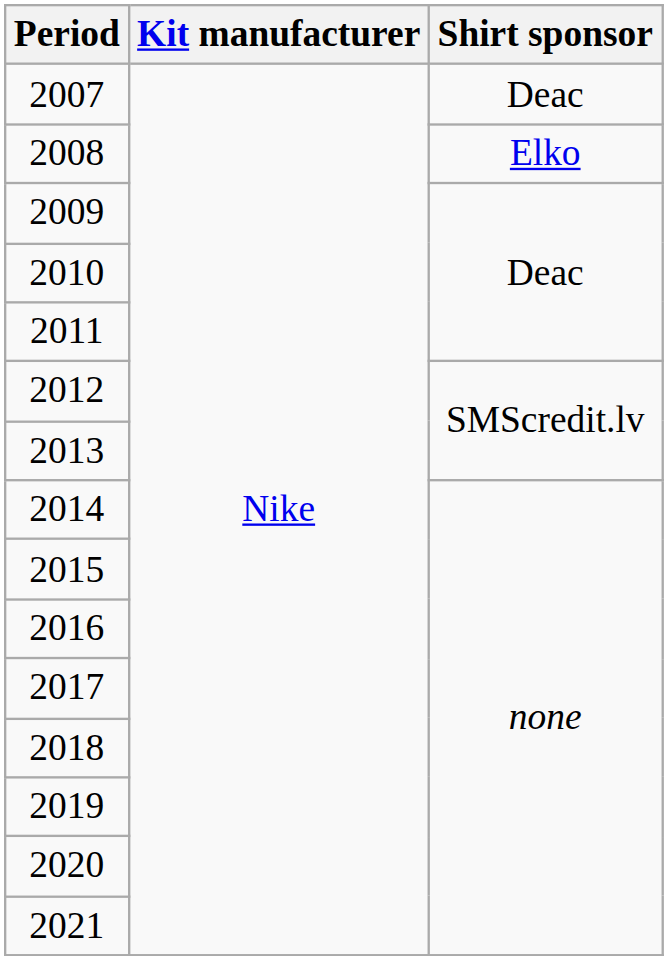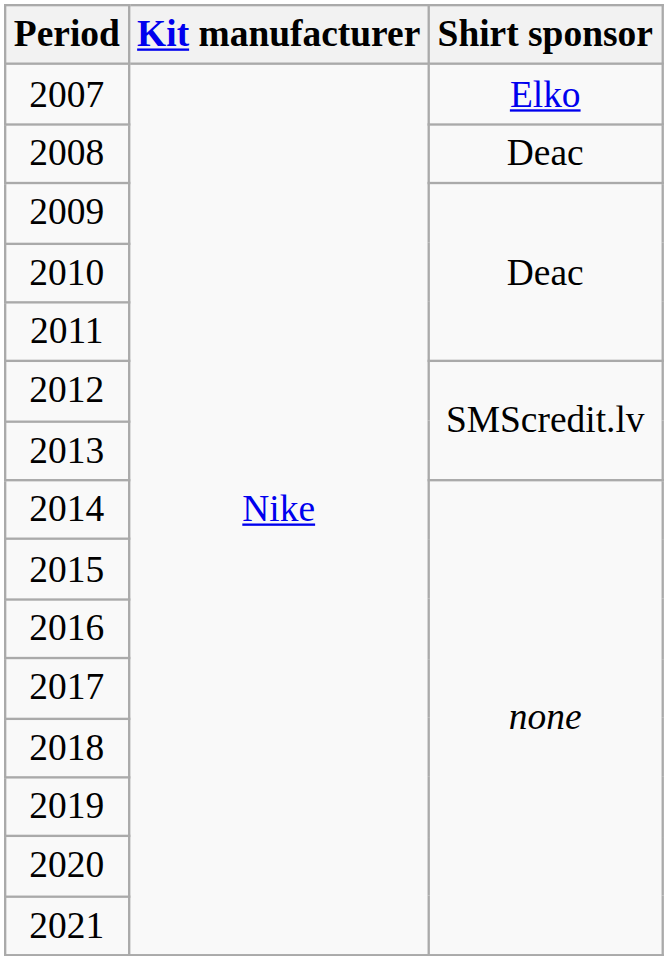(545, 93) Deac -> (545, 93) Elko
(545, 152) Elko -> (545, 152) Deac
